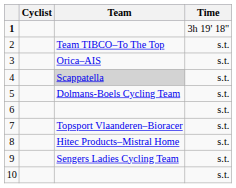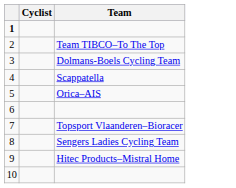- column: (208, 12)
(79, 61) Orica–AIS -> (118, 61) Dolmans-Boels Cycling Team
(80, 77) lightgrey background -> (80, 77) no background
(118, 93) Dolmans-Boels Cycling Team -> (79, 93) Orica–AIS
(118, 142) Hitec Products–Mistral Home -> (118, 142) Sengers Ladies Cycling Team
(118, 158) Sengers Ladies Cycling Team -> (118, 158) Hitec Products–Mistral Home
